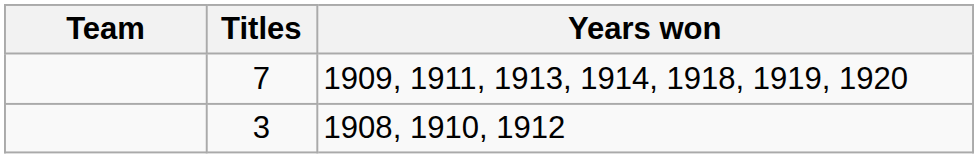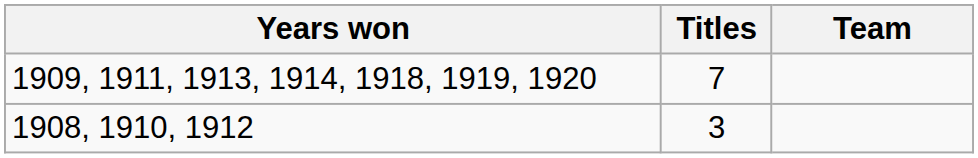columns swapped: (106, 29) <-> (645, 29)
